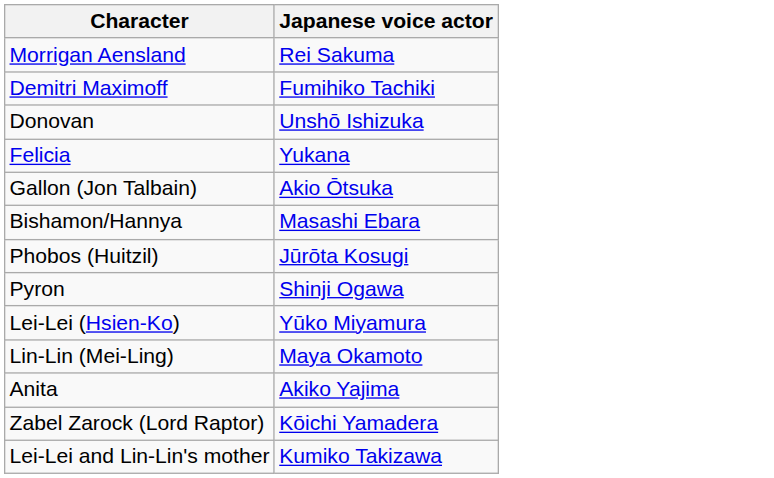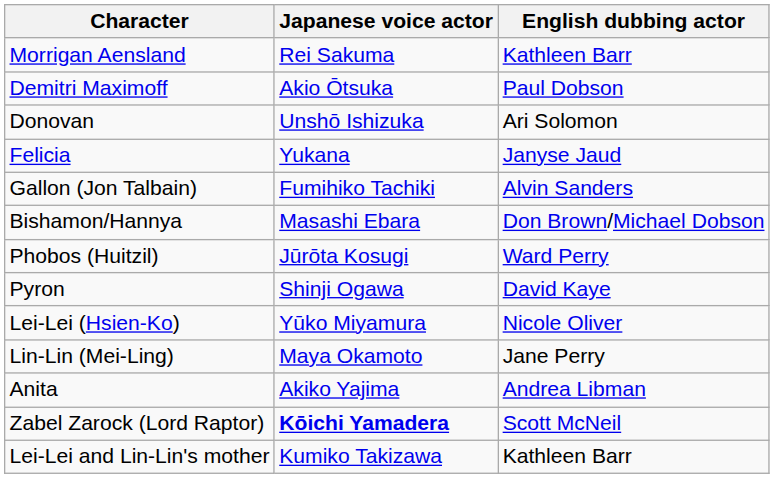+ column: (634, 21)
(357, 88) Fumihiko Tachiki -> (336, 88) Akio Ōtsuka
(336, 188) Akio Ōtsuka -> (357, 188) Fumihiko Tachiki
(359, 423) normal -> (364, 423) bold
